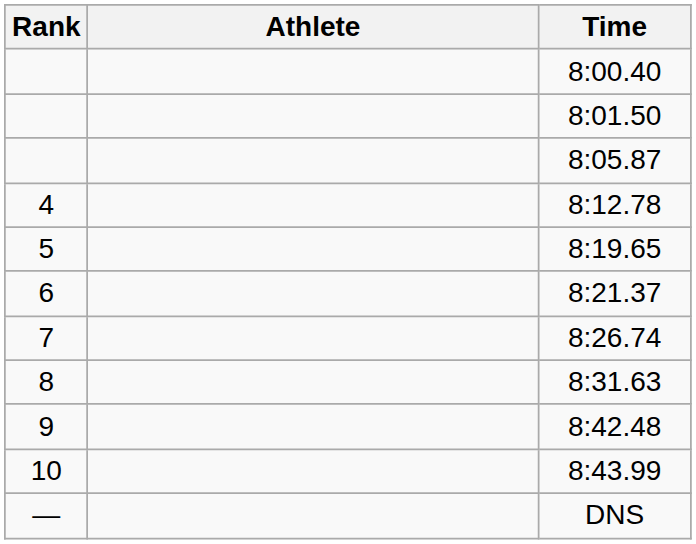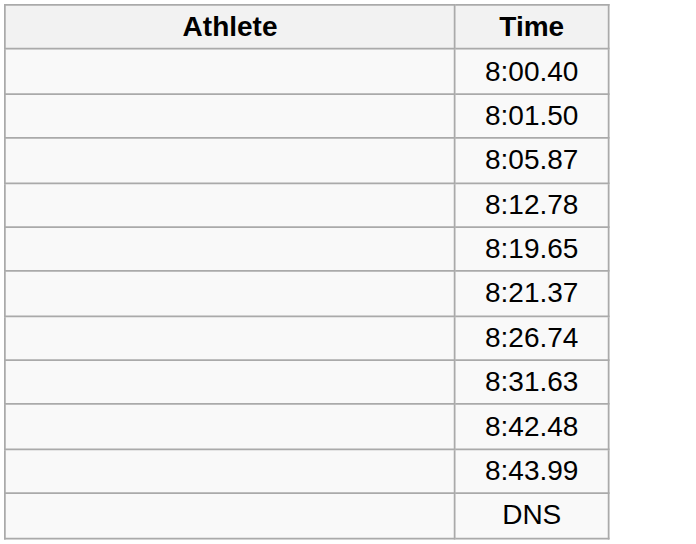- column: (46, 26)
